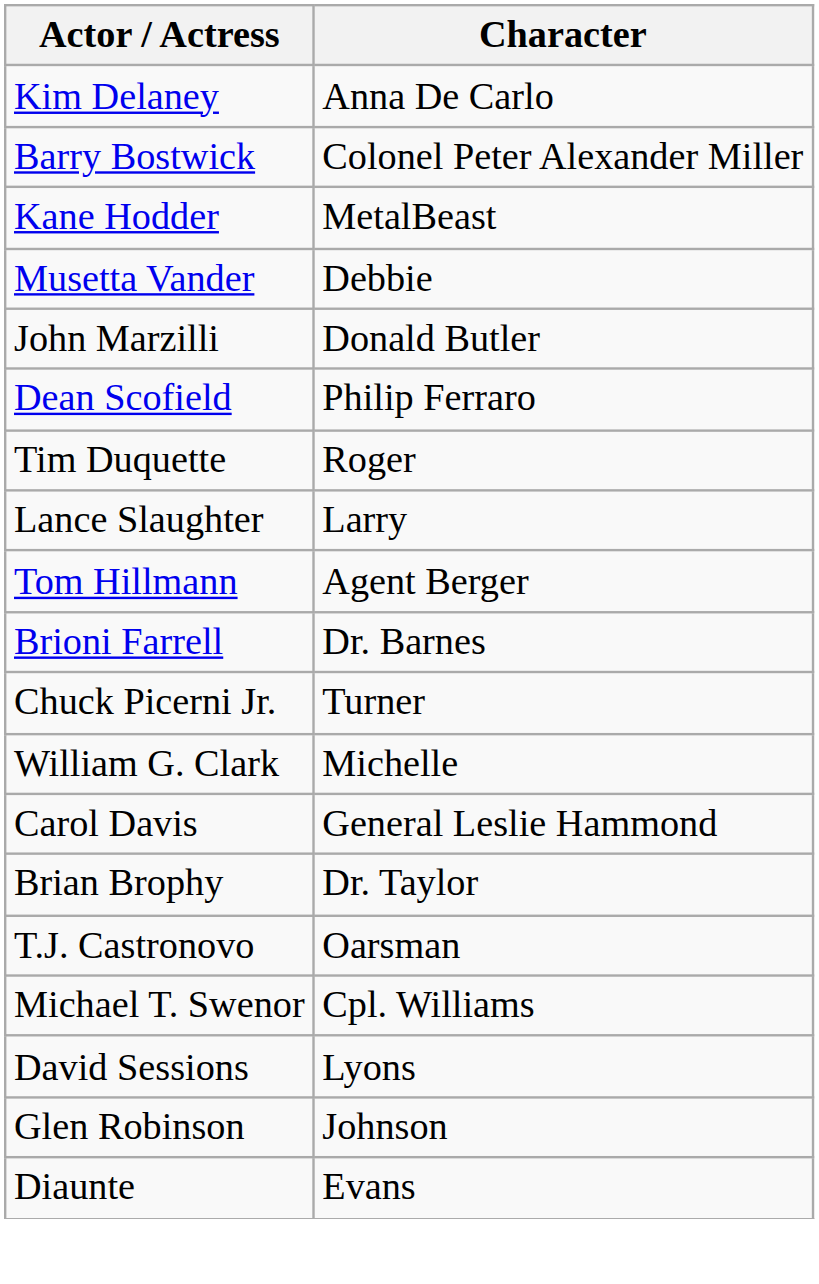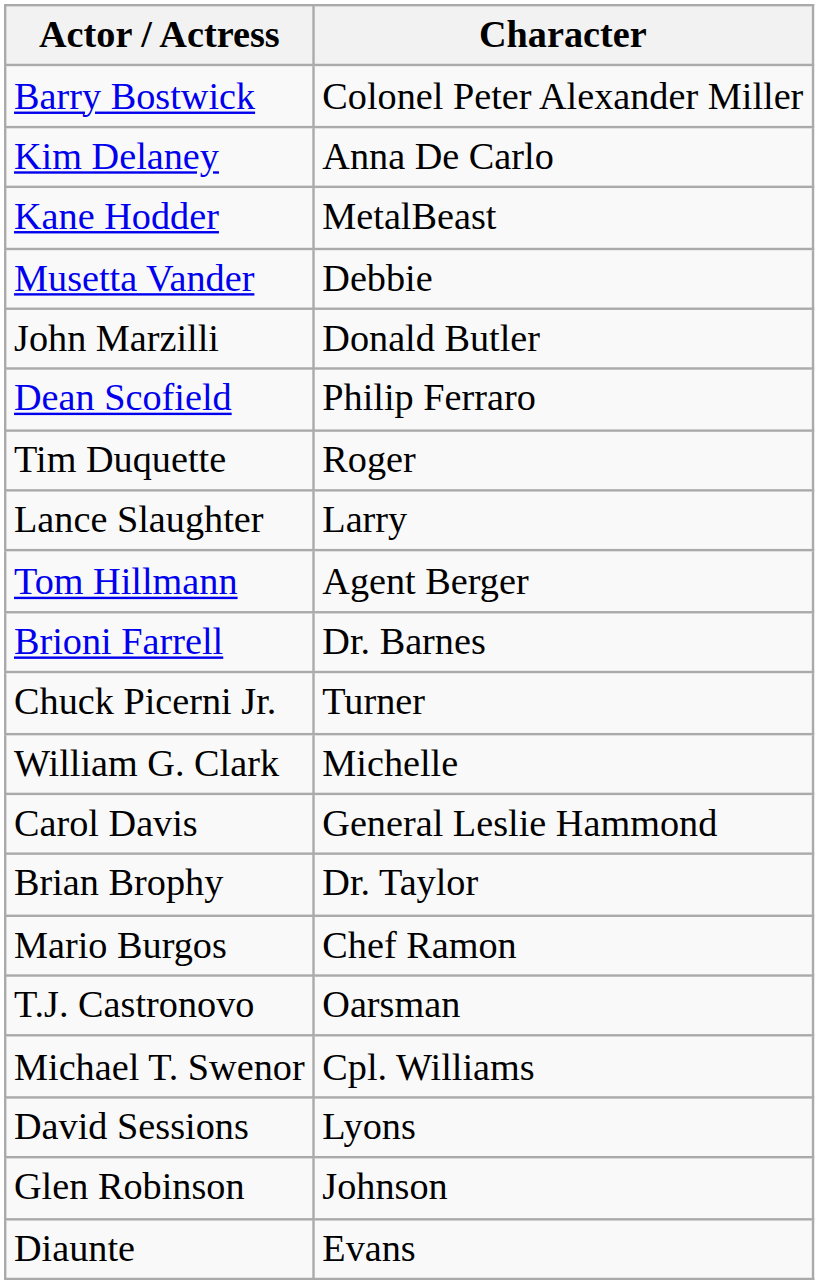rows swapped: (116, 95) <-> (135, 156)
+ row: (120, 944)
